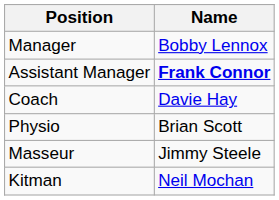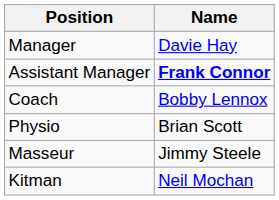(213, 45) Bobby Lennox -> (198, 45) Davie Hay
(198, 99) Davie Hay -> (213, 99) Bobby Lennox
